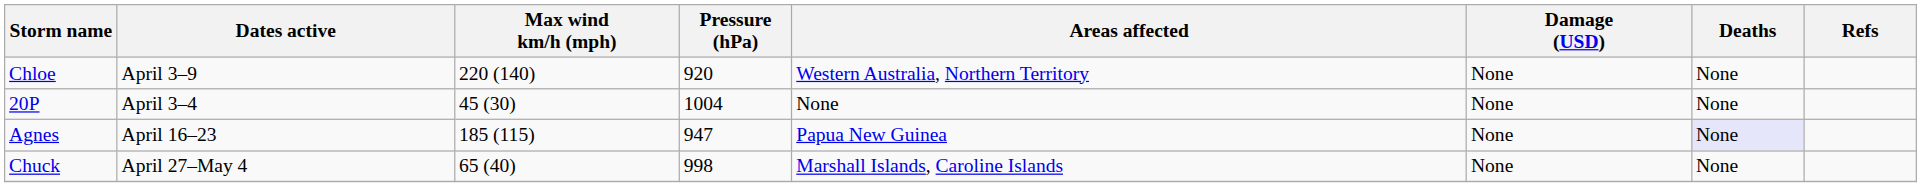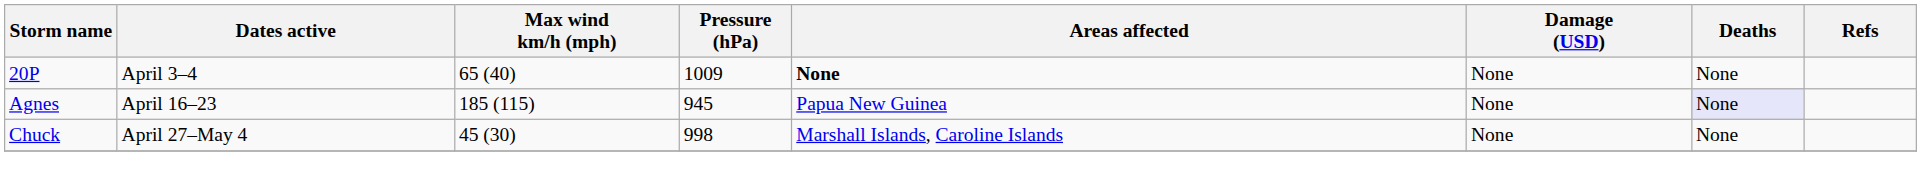- row: (32, 72)
(487, 103) 45 (30) -> (487, 72) 65 (40)
(703, 103) 1004 -> (703, 72) 1009
(817, 103) normal -> (818, 72) bold
(698, 134) 947 -> (698, 103) 945
(487, 165) 65 (40) -> (487, 134) 45 (30)
